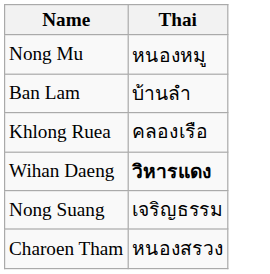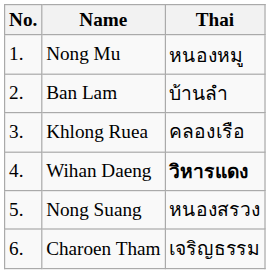+ column: (23, 19)
(178, 210) เจริญธรรม -> (215, 210) หนองสรวง
(178, 249) หนองสรวง -> (215, 249) เจริญธรรม
